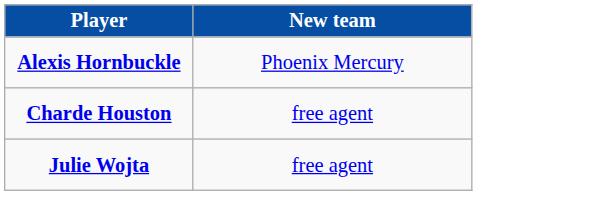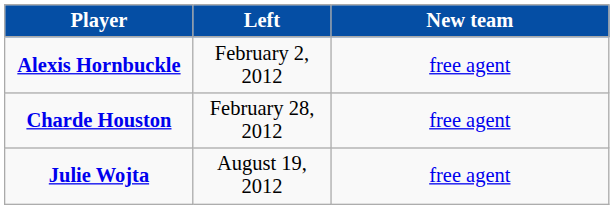+ column: (262, 20)
(332, 62) Phoenix Mercury -> (470, 64) free agent
